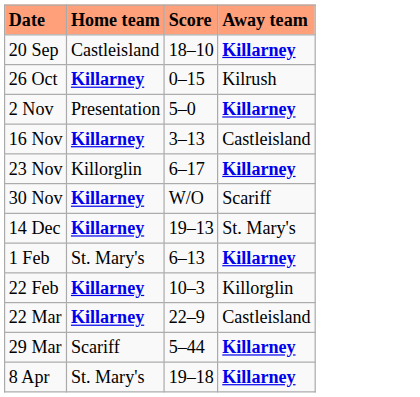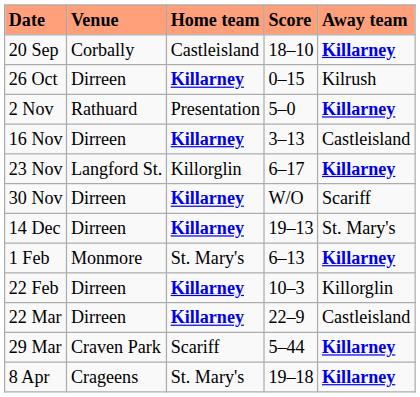+ column: (95, 19)
